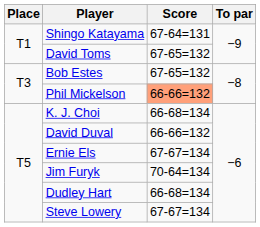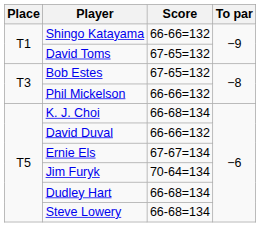(180, 34) 67-64=131 -> (180, 34) 66-66=132
(180, 93) lightsalmon background -> (180, 93) no background
(180, 212) 67-67=134 -> (180, 212) 66-68=134
